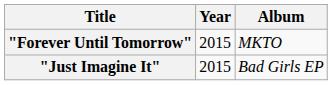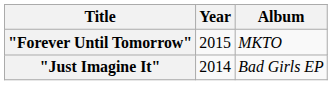(215, 67) 2015 -> (215, 67) 2014
